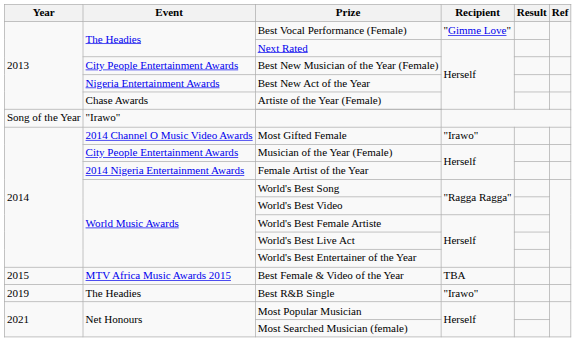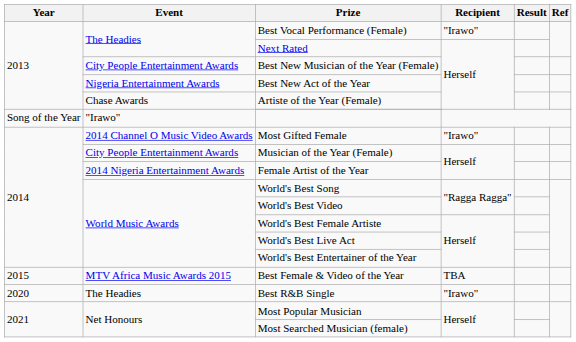(477, 30) "Gimme Love" -> (461, 30) "Irawo"
(18, 293) 2019 -> (18, 293) 2020
